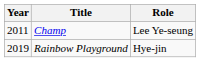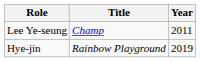columns swapped: (18, 13) <-> (163, 13)
